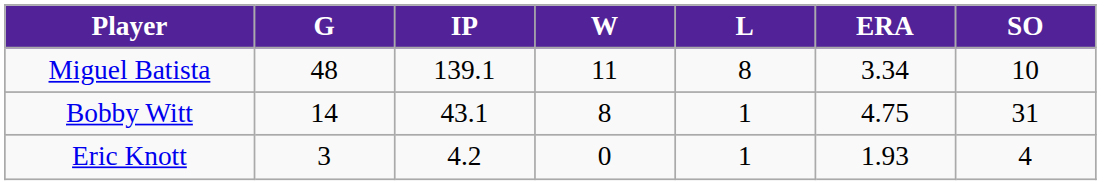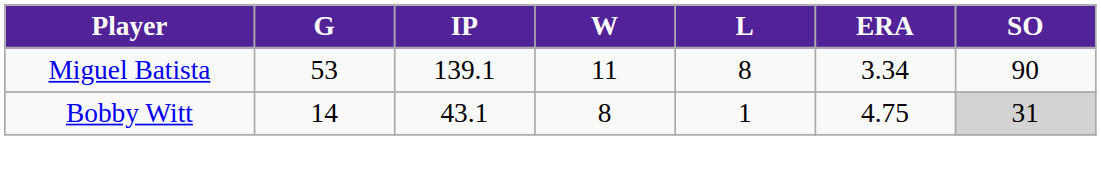(324, 69) 48 -> (324, 69) 53
(1025, 69) 10 -> (1025, 69) 90
(1025, 112) no background -> (1025, 112) lightgrey background
- row: (129, 156)
